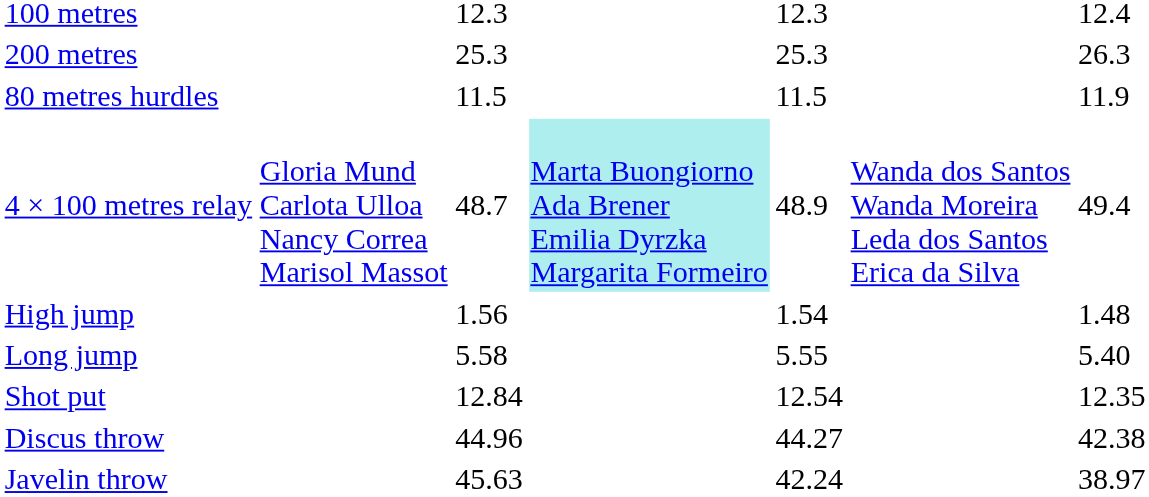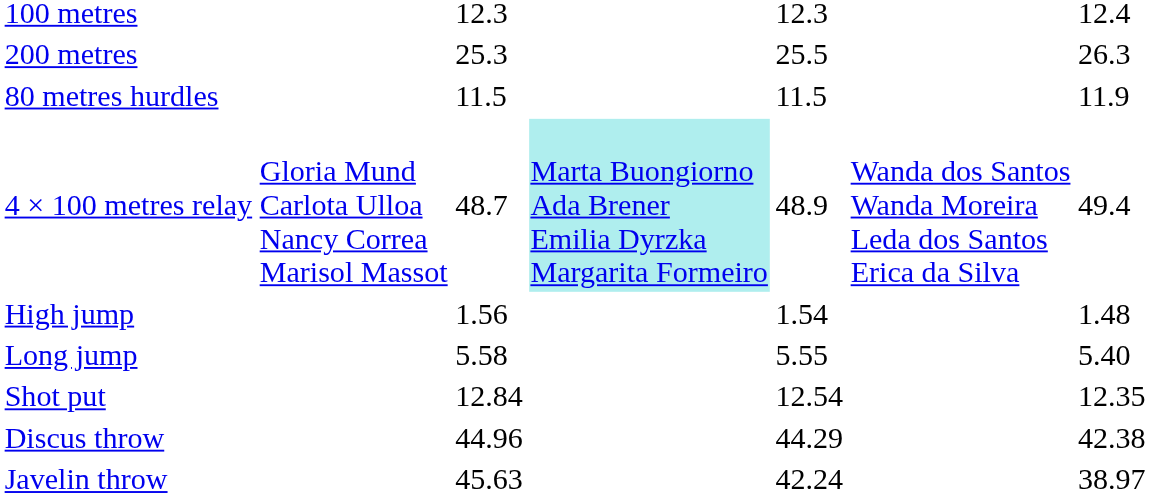(802, 54) 25.3 -> (802, 54) 25.5
(809, 438) 44.27 -> (809, 438) 44.29
